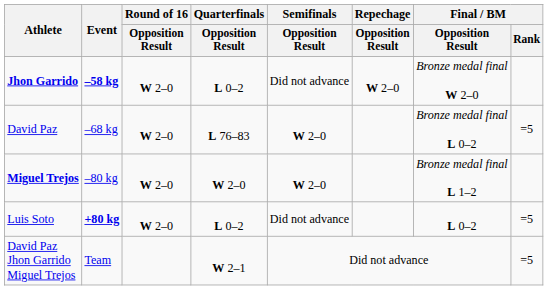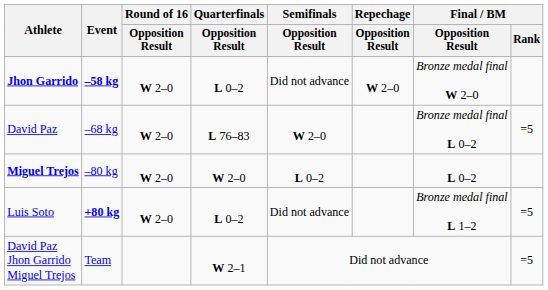(309, 185) W 2–0 -> (309, 178) L 0–2
(462, 178) Bronze medal final L 1–2 -> (462, 178) L 0–2
(462, 226) L 0–2 -> (462, 212) Bronze medal final L 1–2
